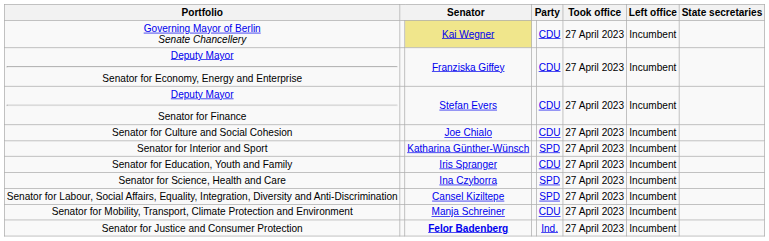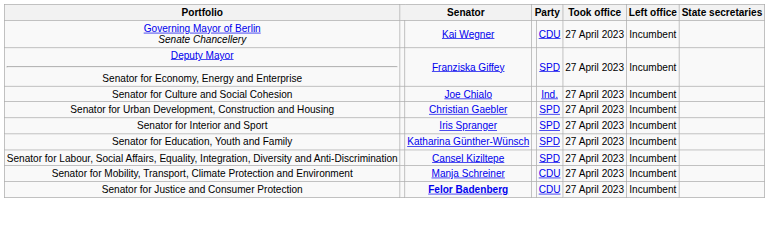(468, 34) khaki background -> (468, 34) no background
(550, 67) CDU -> (550, 67) SPD
- row: (202, 106)
(550, 133) CDU -> (550, 94) Ind.
+ row: (202, 110)
(468, 149) Katharina Günther-Wünsch -> (468, 126) Iris Spranger
(468, 165) Iris Spranger -> (468, 142) Katharina Günther-Wünsch
(550, 165) CDU -> (550, 142) SPD
- row: (202, 181)
(550, 228) Ind. -> (550, 190) CDU
